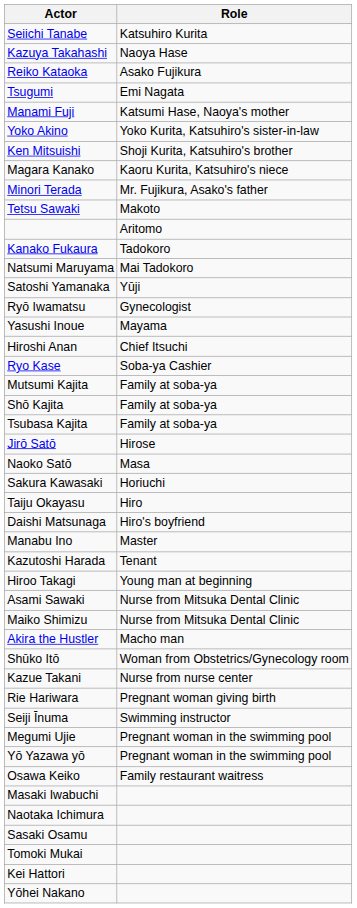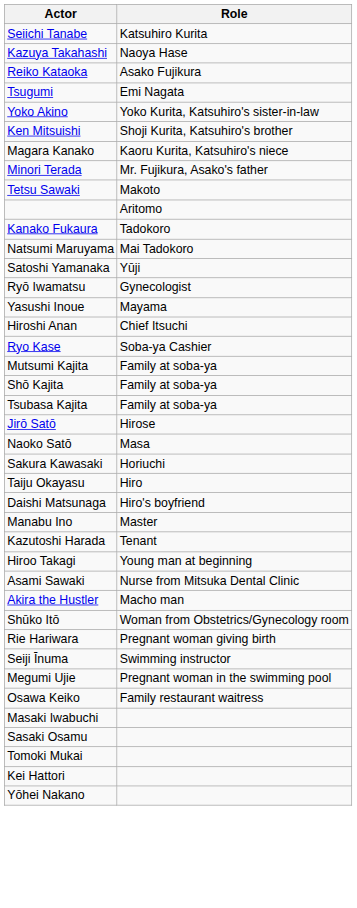- row: (41, 111)
- row: (47, 619)
- row: (44, 678)
- row: (46, 756)
- row: (55, 815)
